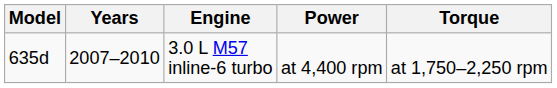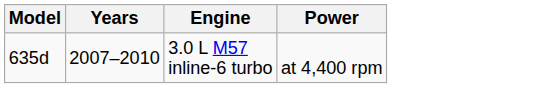- column: (469, 18)
